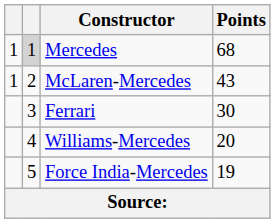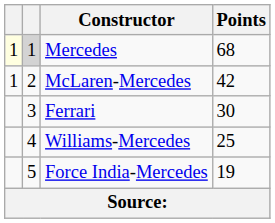(14, 49) no background -> (14, 49) lightyellow background
(226, 80) 43 -> (226, 80) 42
(226, 141) 20 -> (226, 141) 25
